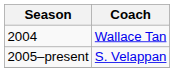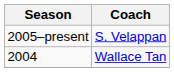rows swapped: (48, 57) <-> (22, 36)
